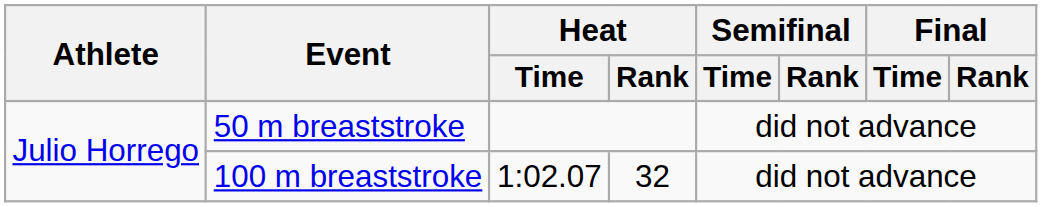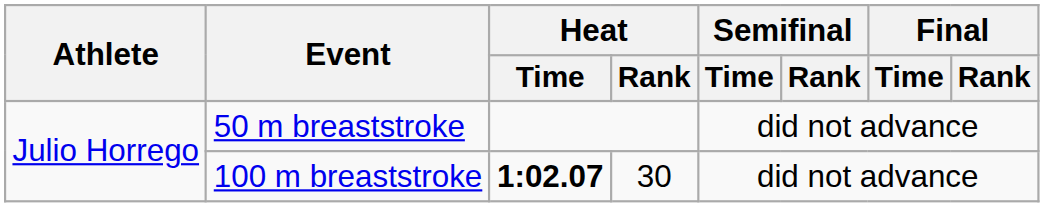(549, 176) normal -> (550, 176) bold
(652, 176) 32 -> (654, 176) 30
